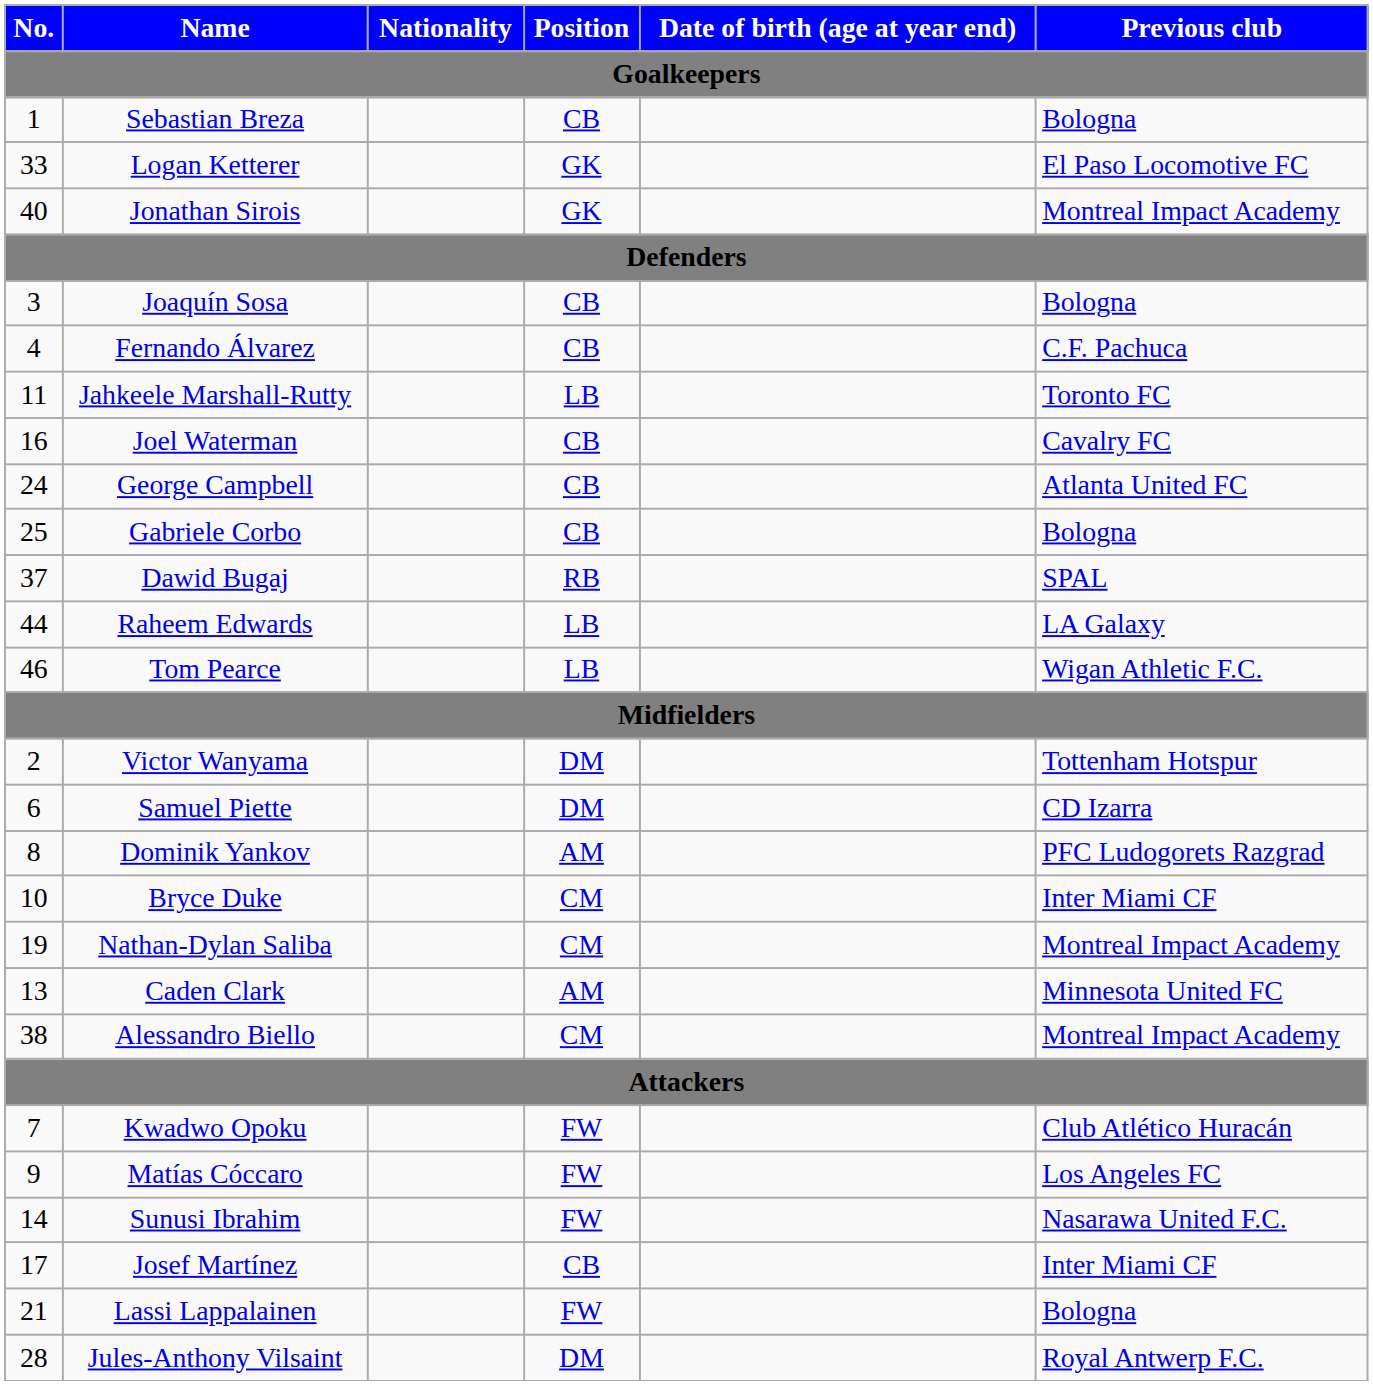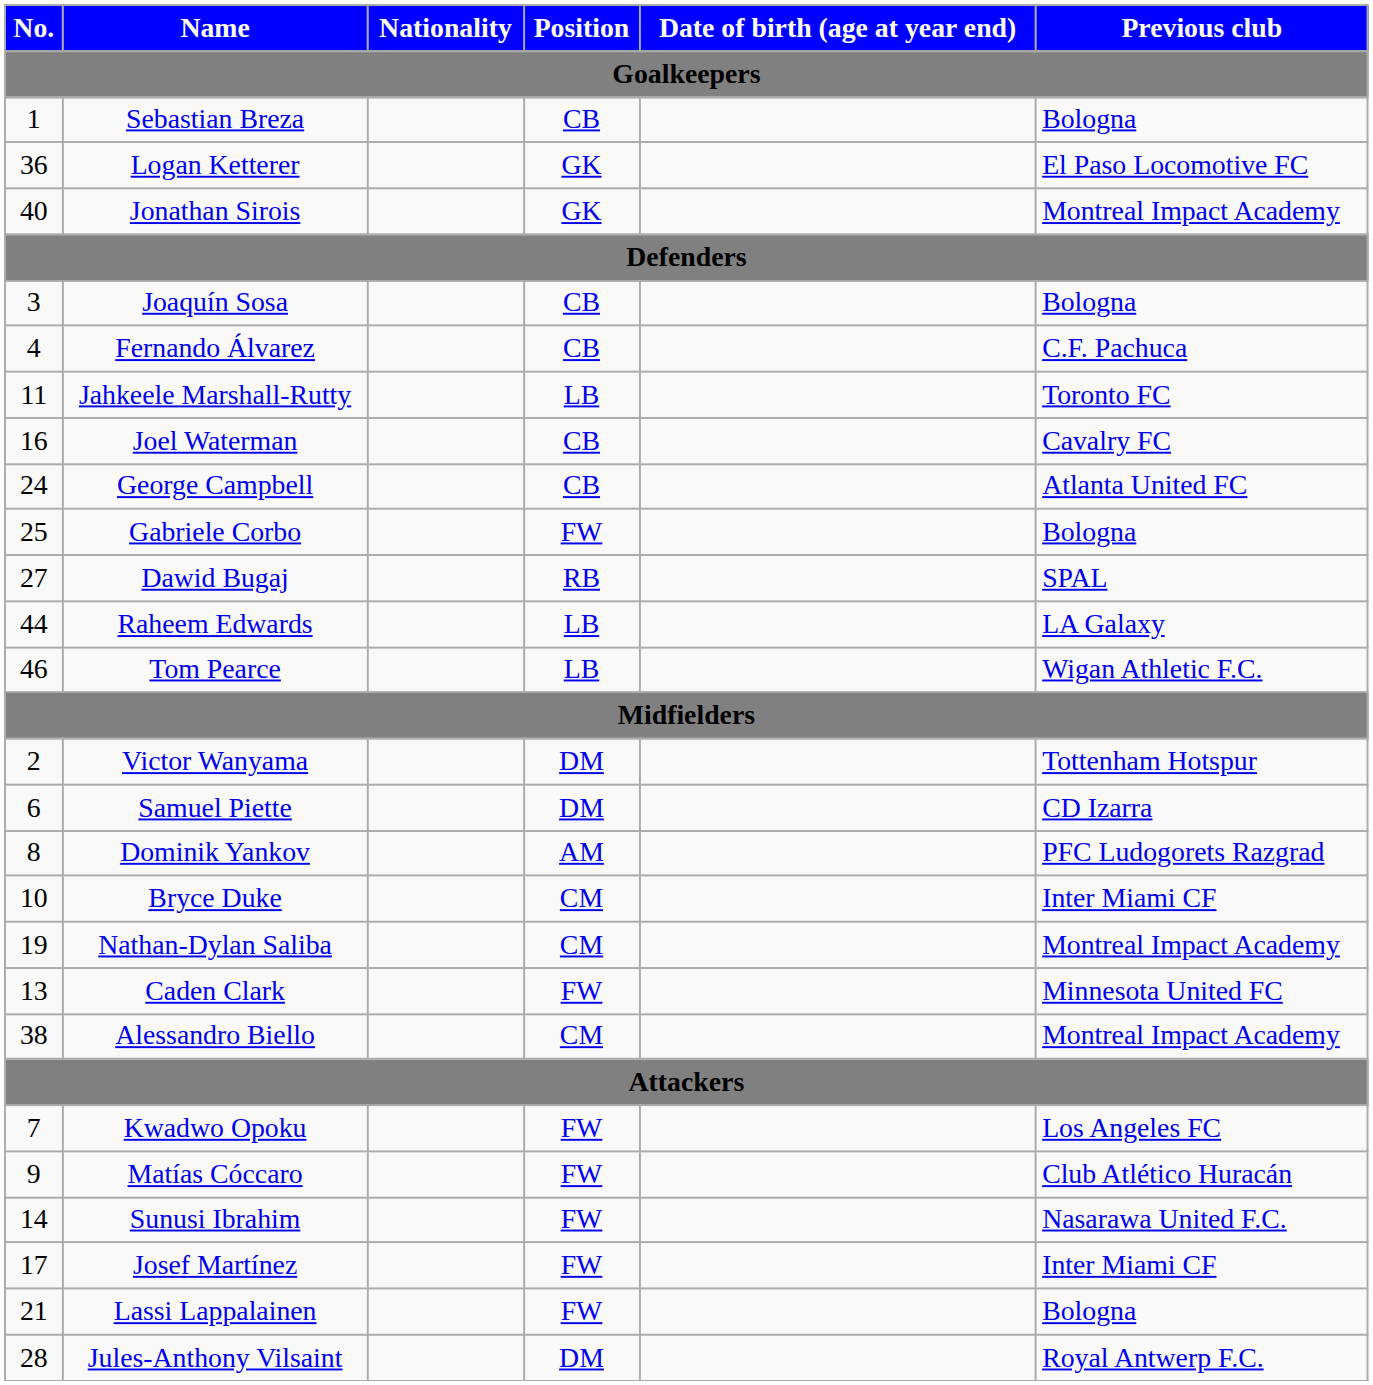(34, 165) 33 -> (34, 165) 36
(581, 532) CB -> (581, 532) FW
(34, 577) 37 -> (34, 577) 27
(581, 990) AM -> (581, 990) FW
(1167, 1127) Club Atlético Huracán -> (1132, 1127) Los Angeles FC
(1132, 1173) Los Angeles FC -> (1167, 1173) Club Atlético Huracán
(581, 1265) CB -> (581, 1265) FW
